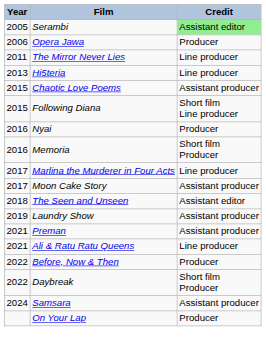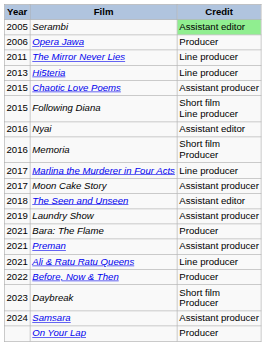(199, 129) Producer -> (212, 129) Assistant editor
+ row: (68, 231)
(17, 282) 2022 -> (17, 297) 2023
